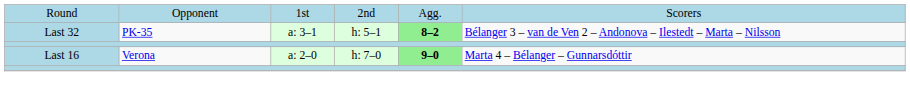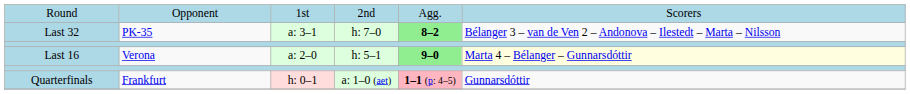(366, 32) h: 5–1 -> (366, 32) h: 7–0
(366, 56) h: 7–0 -> (366, 56) h: 5–1
(548, 56) no background -> (548, 56) lightyellow background
+ row: (62, 80)
